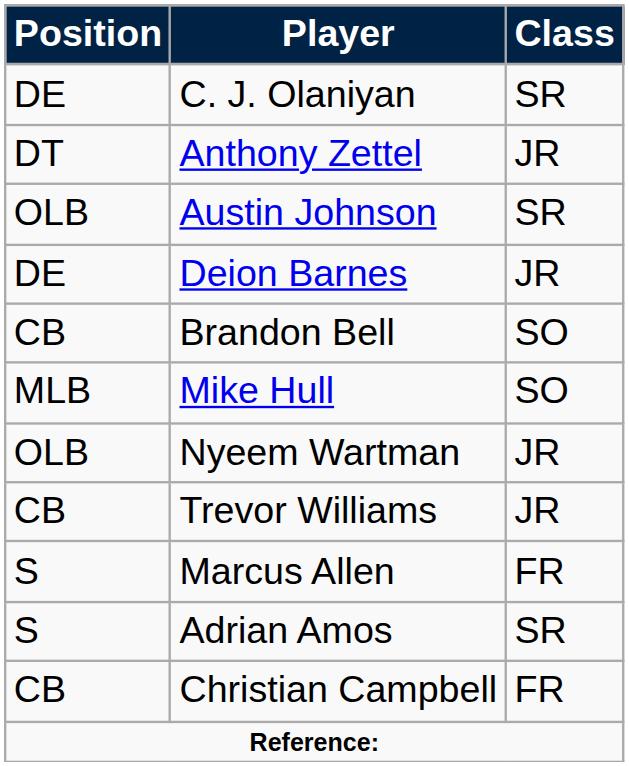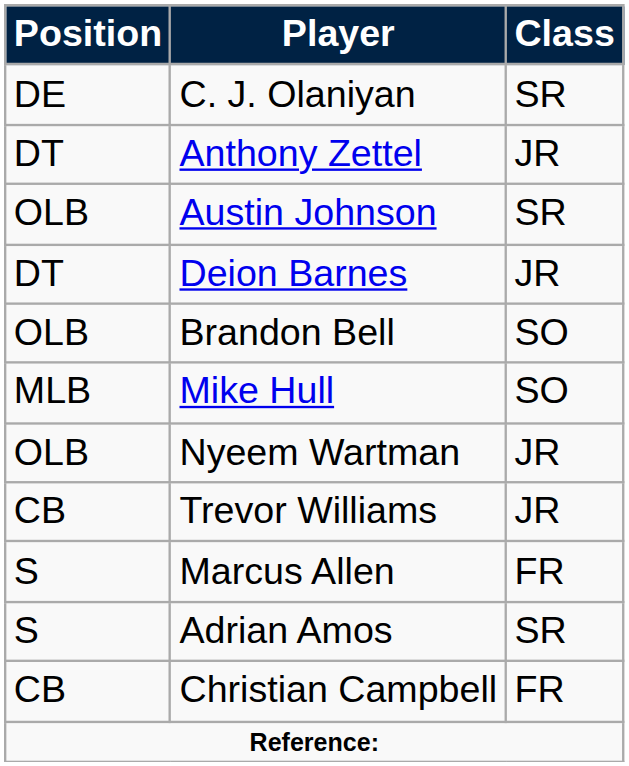(40, 272) DE -> (39, 272) DT
(40, 332) CB -> (51, 332) OLB
